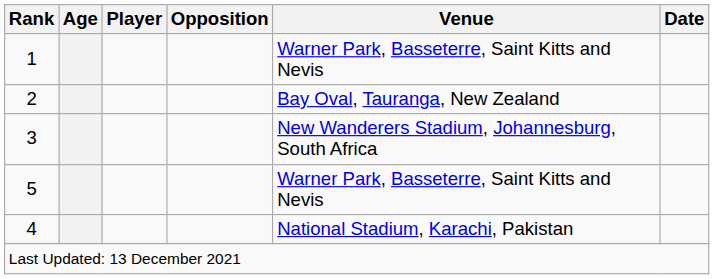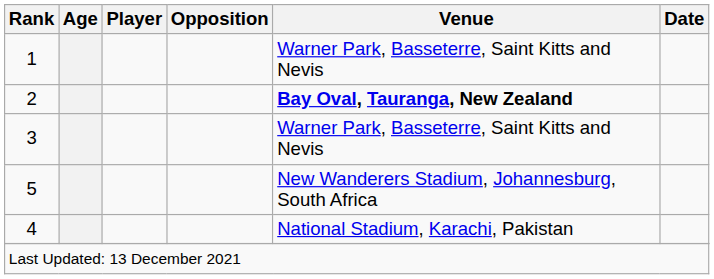(418, 98) normal -> (425, 98) bold
(447, 138) New Wanderers Stadium, Johannesburg, South Africa -> (444, 138) Warner Park, Basseterre, Saint Kitts and Nevis
(444, 189) Warner Park, Basseterre, Saint Kitts and Nevis -> (447, 189) New Wanderers Stadium, Johannesburg, South Africa
